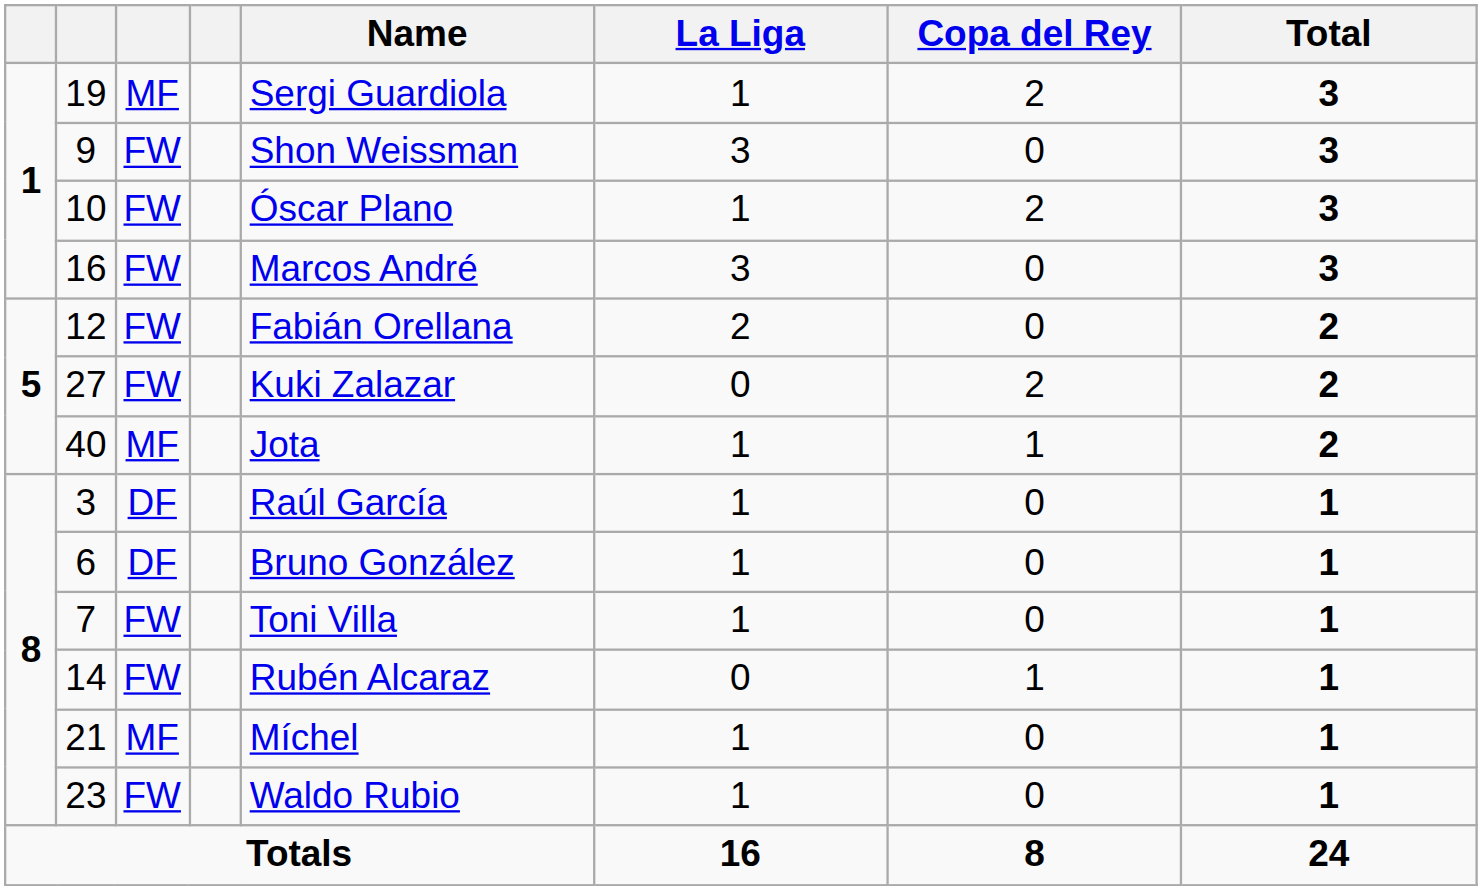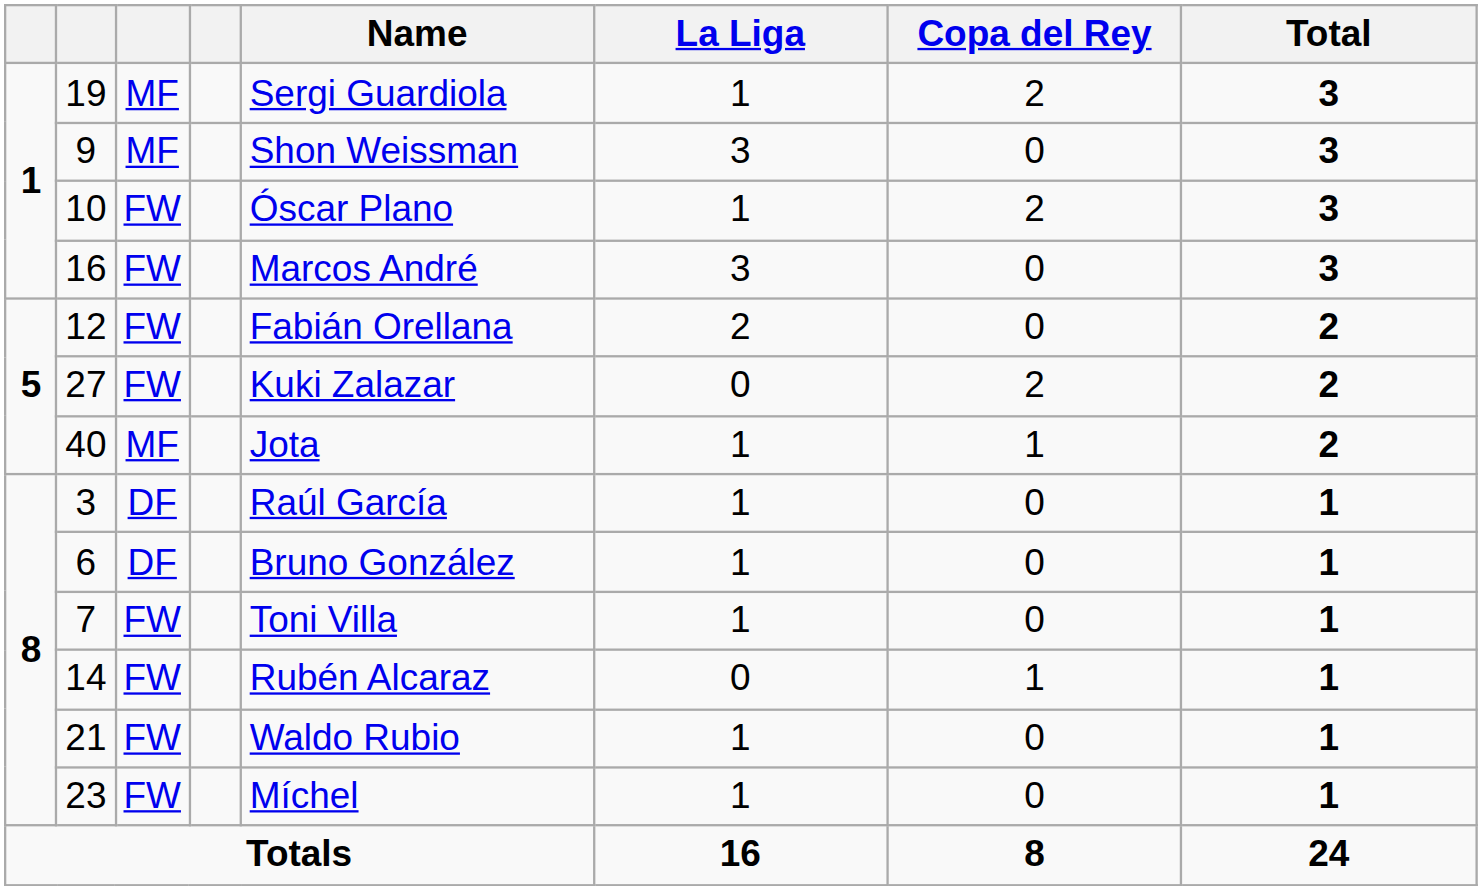(152, 151) FW -> (152, 151) MF
(152, 737) MF -> (152, 737) FW
(304, 737) Míchel -> (355, 737) Waldo Rubio
(355, 795) Waldo Rubio -> (304, 795) Míchel
